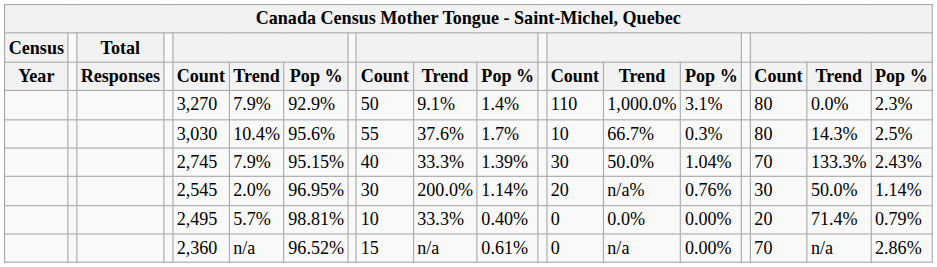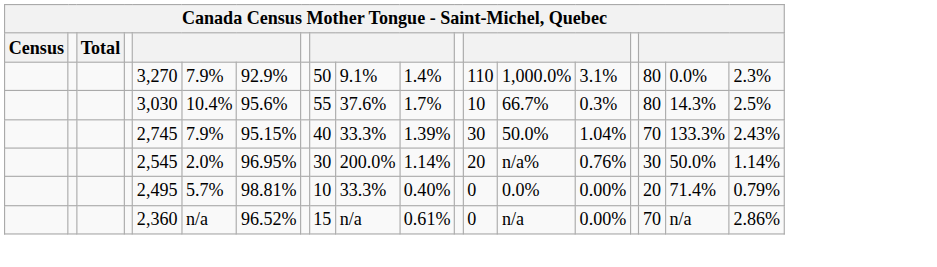- row: (36, 76)
